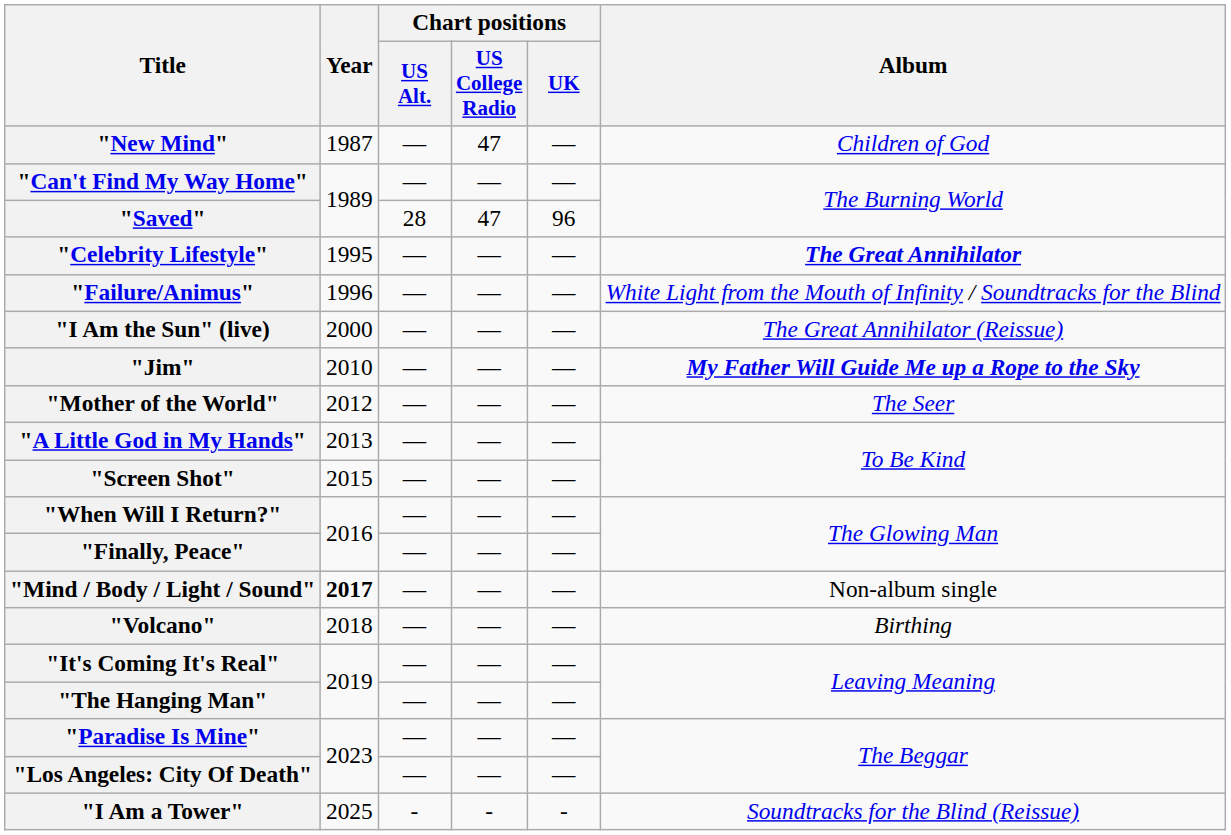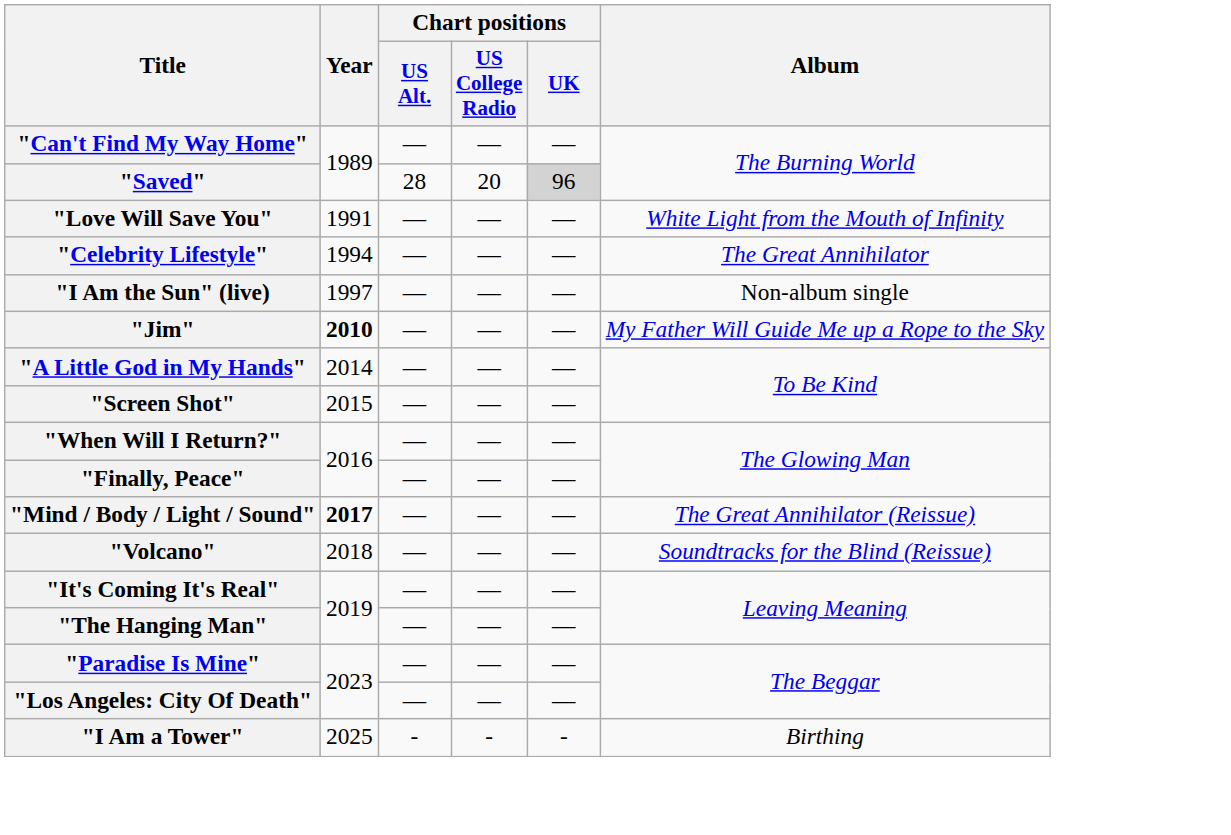- row: (163, 144)
(489, 218) 47 -> (489, 181) 20
(564, 218) no background -> (564, 181) lightgrey background
+ row: (163, 218)
(349, 255) 1995 -> (349, 255) 1994
(913, 255) bold -> (825, 255) normal
- row: (163, 292)
(349, 329) 2000 -> (349, 292) 1997
(913, 329) The Great Annihilator (Reissue) -> (825, 292) Non-album single
(349, 366) normal -> (349, 329) bold
(913, 366) bold -> (825, 329) normal
- row: (163, 403)
(349, 440) 2013 -> (349, 366) 2014
(913, 588) Non-album single -> (825, 514) The Great Annihilator (Reissue)
(913, 626) Birthing -> (825, 551) Soundtracks for the Blind (Reissue)
(913, 811) Soundtracks for the Blind (Reissue) -> (825, 737) Birthing
